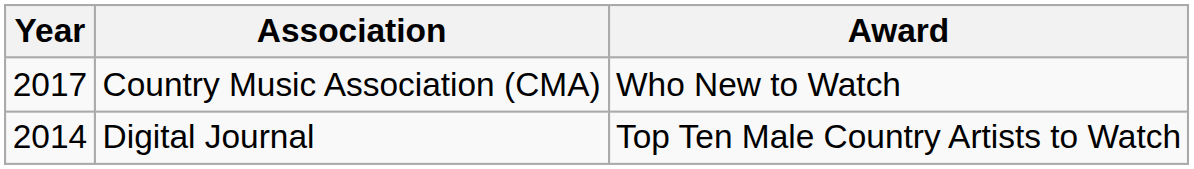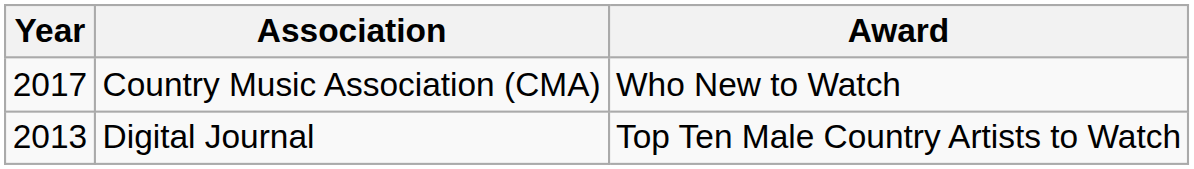(50, 137) 2014 -> (50, 137) 2013
